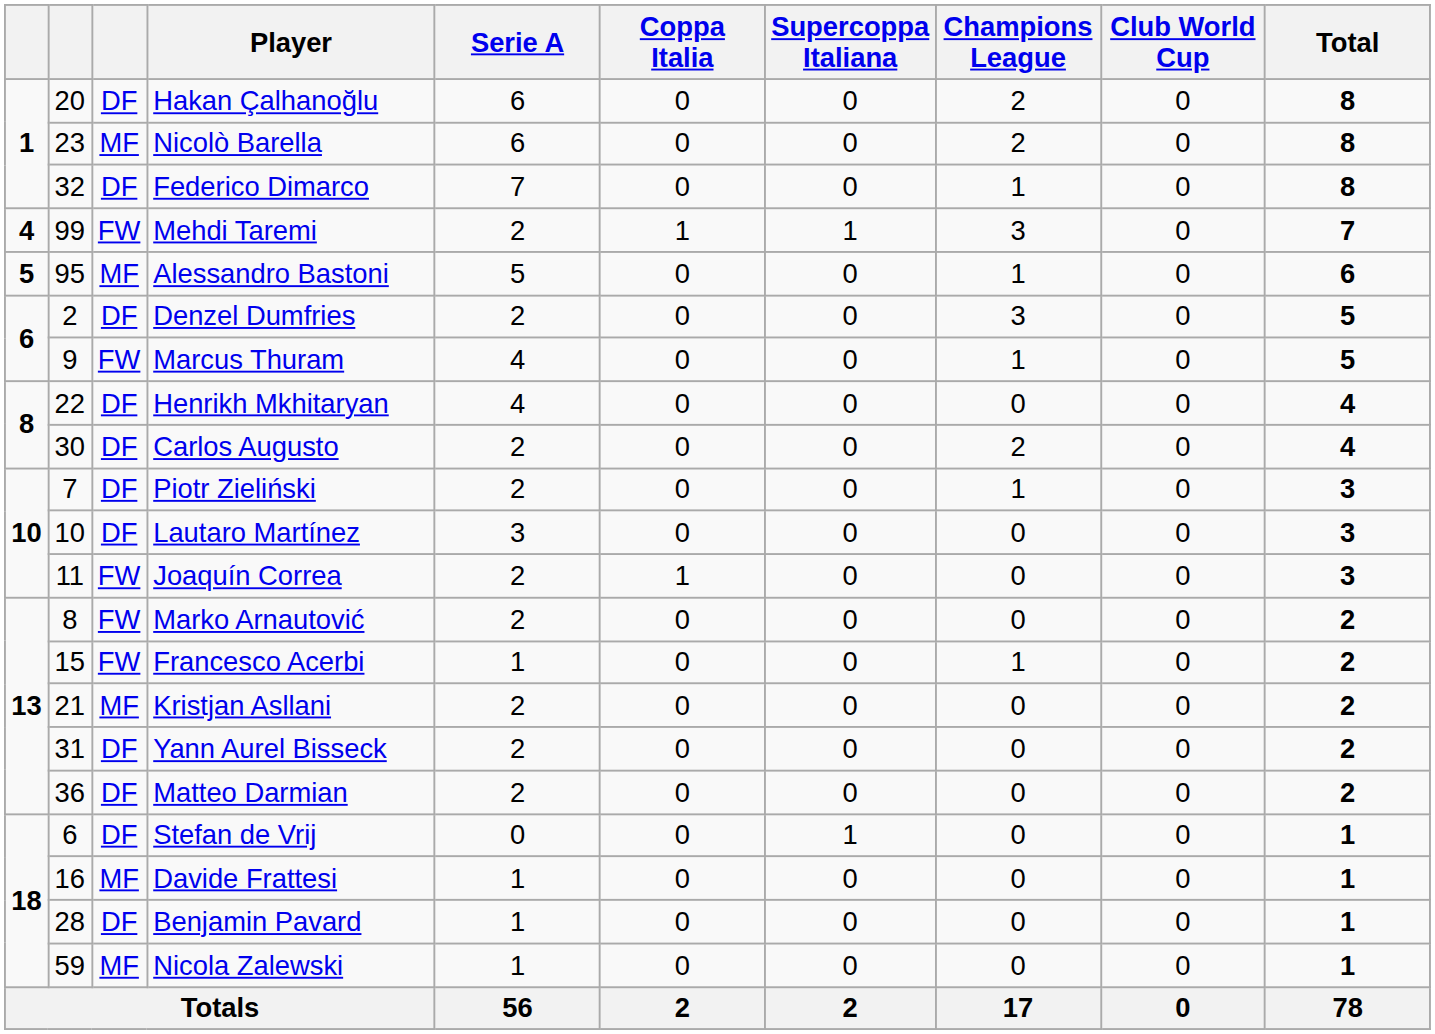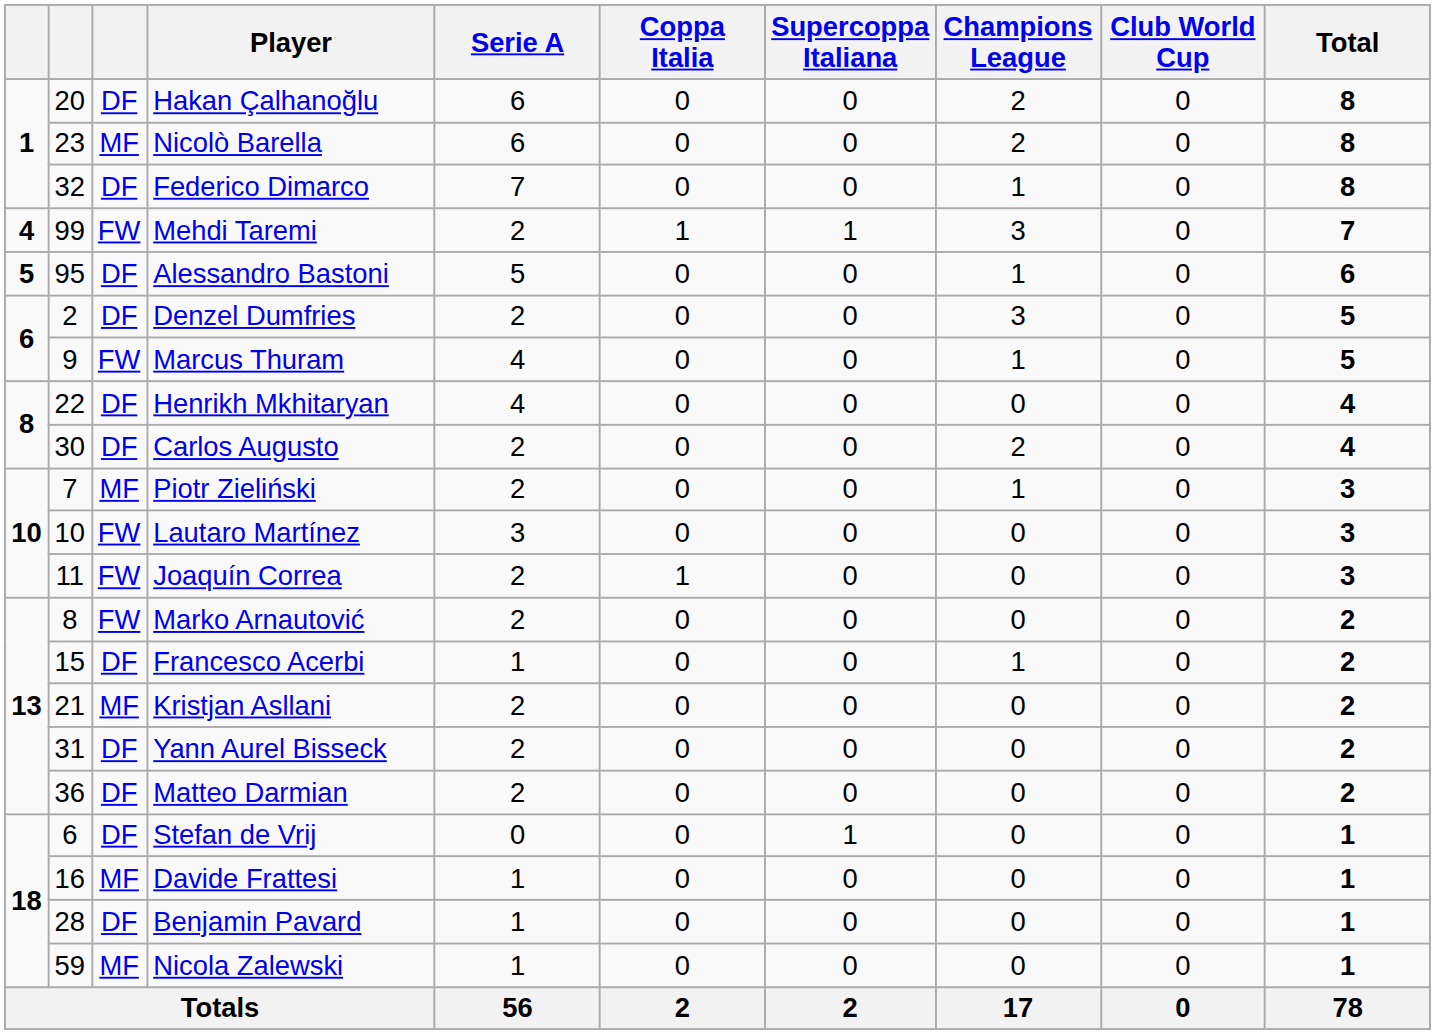(119, 273) MF -> (119, 273) DF
(119, 490) DF -> (119, 490) MF
(119, 533) DF -> (119, 533) FW
(119, 663) FW -> (119, 663) DF
